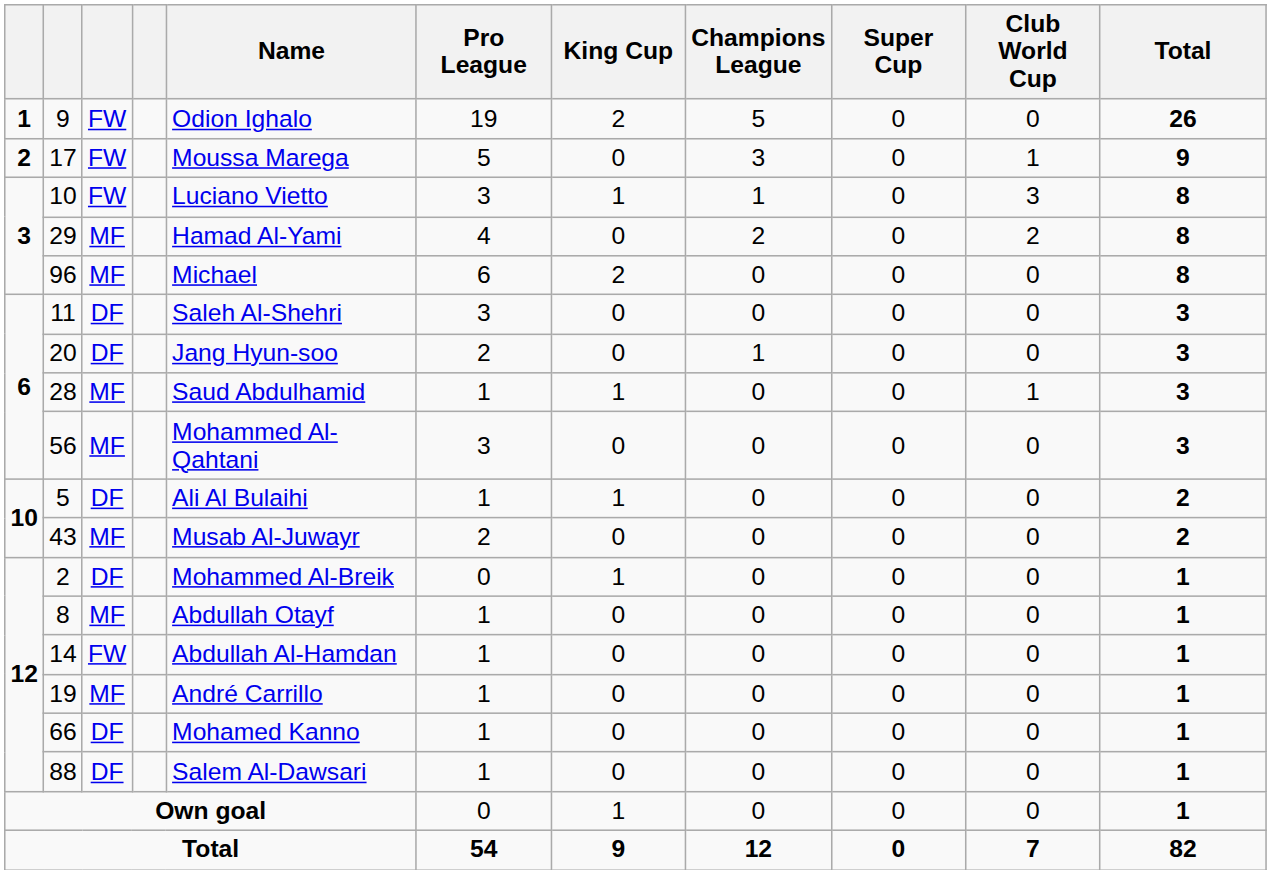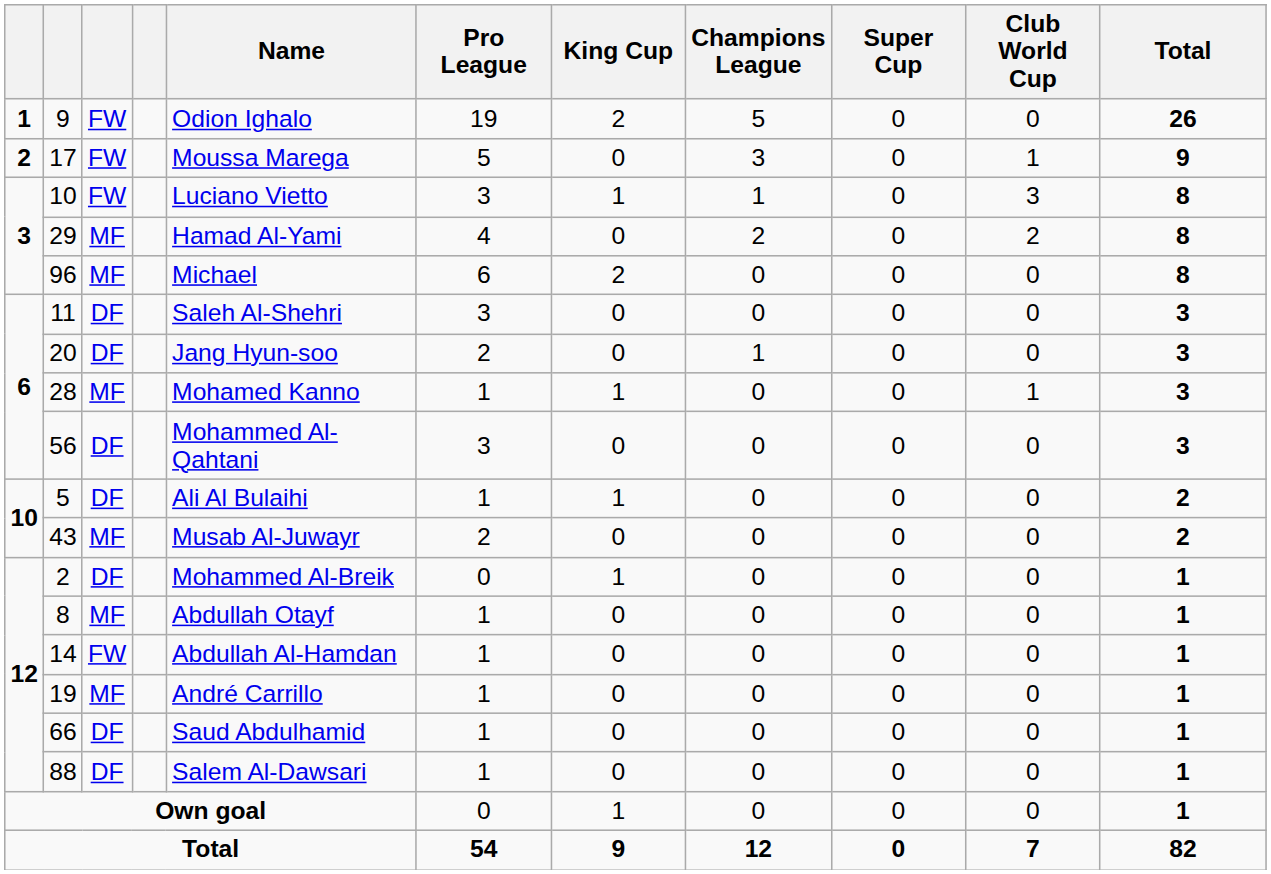(269, 392) Saud Abdulhamid -> (266, 392) Mohamed Kanno
(107, 445) MF -> (107, 445) DF
(266, 732) Mohamed Kanno -> (269, 732) Saud Abdulhamid
